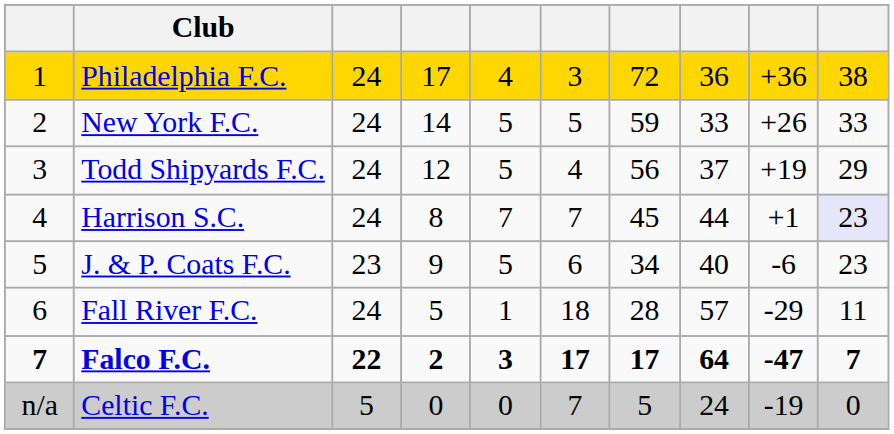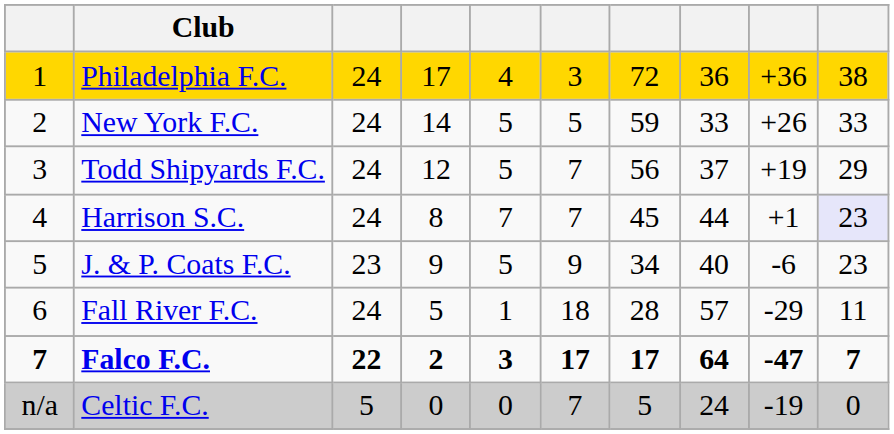(575, 169) 4 -> (575, 169) 7
(575, 264) 6 -> (575, 264) 9
